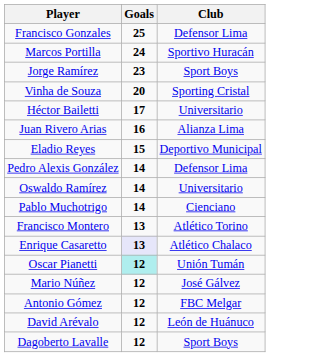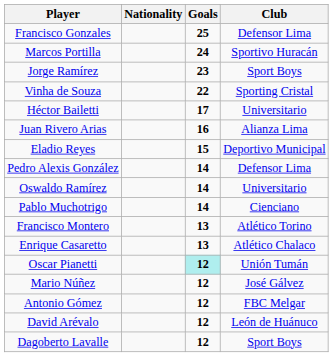+ column: (153, 14)
(139, 91) 20 -> (203, 91) 22
(139, 245) lavender background -> (203, 245) no background
